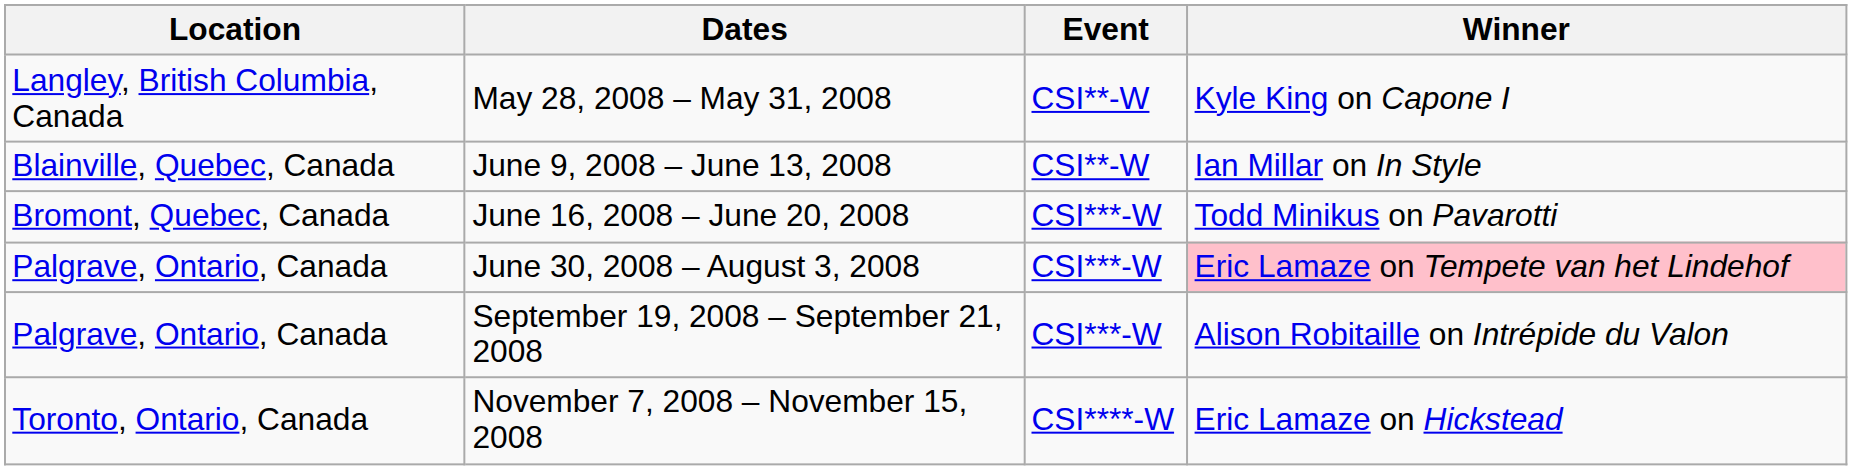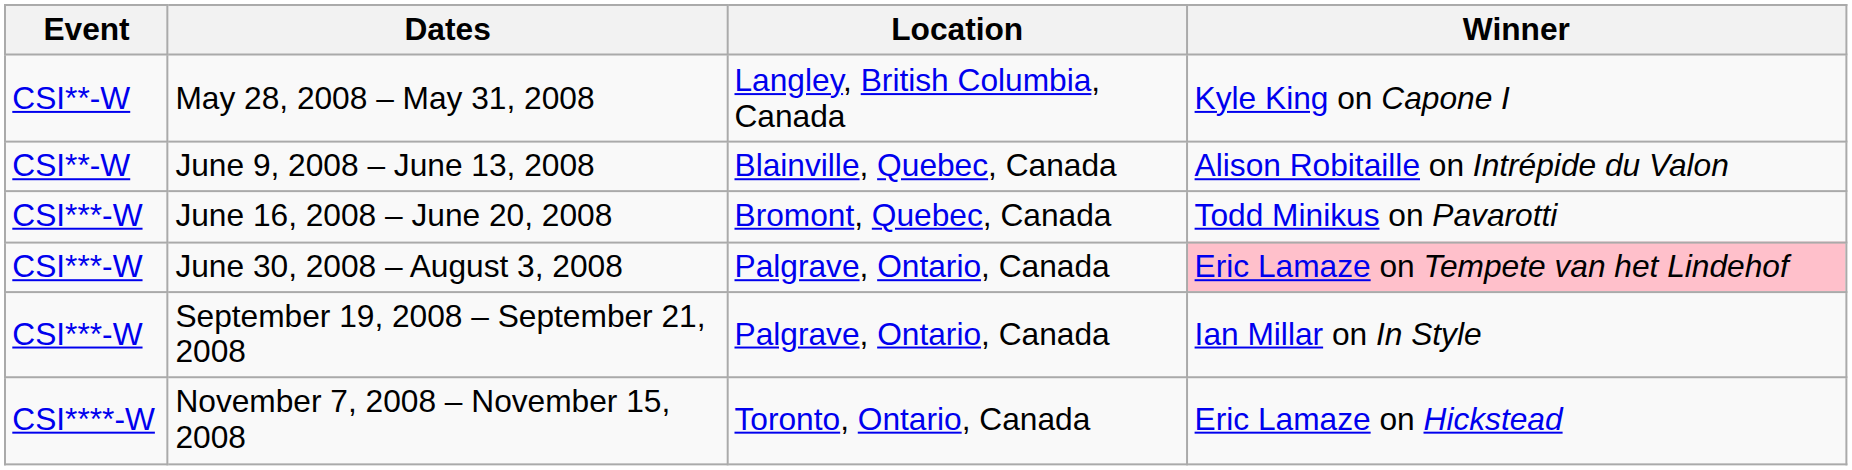columns swapped: (235, 29) <-> (1106, 29)
(1338, 165) Ian Millar on In Style -> (1462, 165) Alison Robitaille on Intrépide du Valon
(1462, 334) Alison Robitaille on Intrépide du Valon -> (1338, 334) Ian Millar on In Style
